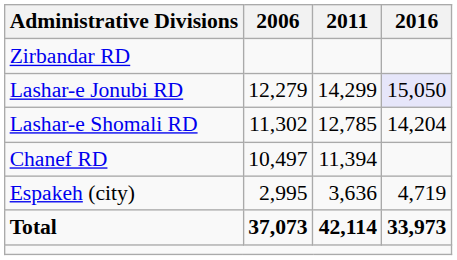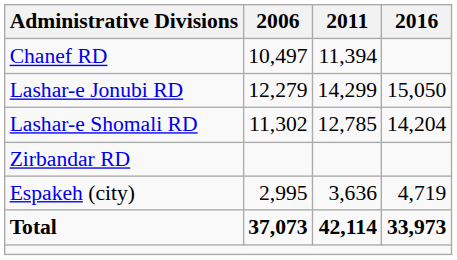rows swapped: (59, 158) <-> (70, 55)
(417, 90) lavender background -> (417, 90) no background
